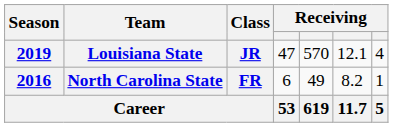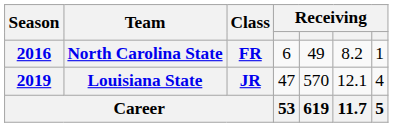rows swapped: (145, 80) <-> (145, 53)
